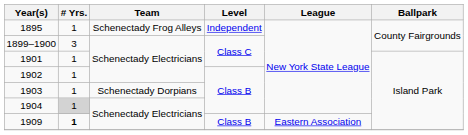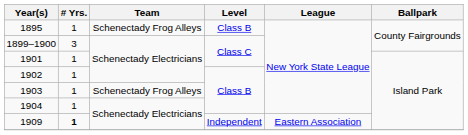(234, 28) Independent -> (234, 28) Class B
(147, 91) Schenectady Dorpians -> (147, 91) Schenectady Frog Alleys
(74, 106) lightgrey background -> (74, 106) no background
(234, 122) Class B -> (234, 122) Independent
